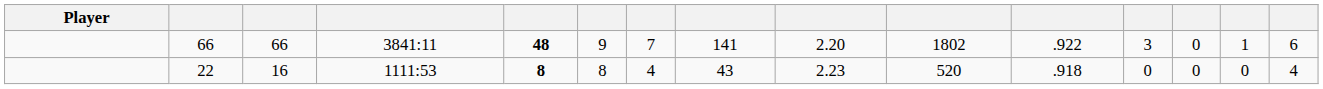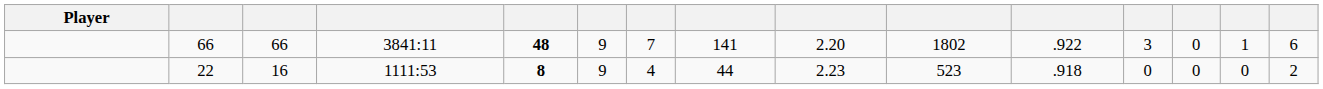(602, 70) 8 -> (602, 70) 9
(725, 70) 43 -> (725, 70) 44
(949, 70) 520 -> (949, 70) 523
(1294, 70) 4 -> (1294, 70) 2
